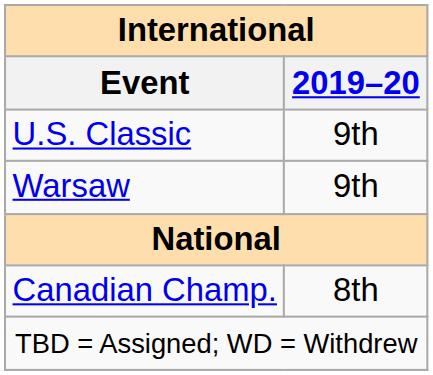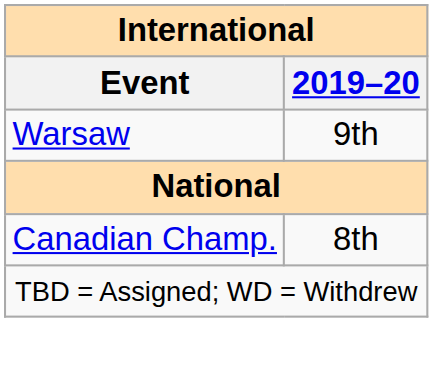- row: (102, 134)
